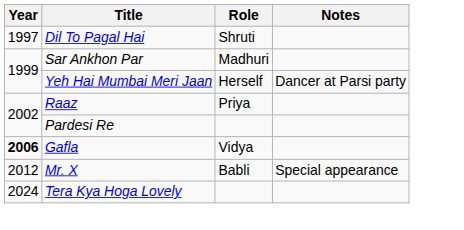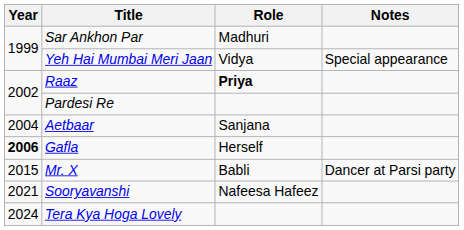- row: (95, 37)
(241, 81) Herself -> (236, 59) Vidya
(341, 81) Dancer at Parsi party -> (386, 59) Special appearance
(234, 103) normal -> (236, 81) bold
+ row: (69, 125)
(236, 147) Vidya -> (241, 147) Herself
(23, 170) 2012 -> (23, 170) 2015
(337, 170) Special appearance -> (390, 170) Dancer at Parsi party
+ row: (87, 192)
